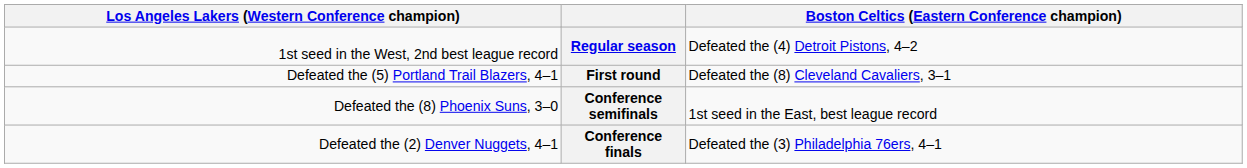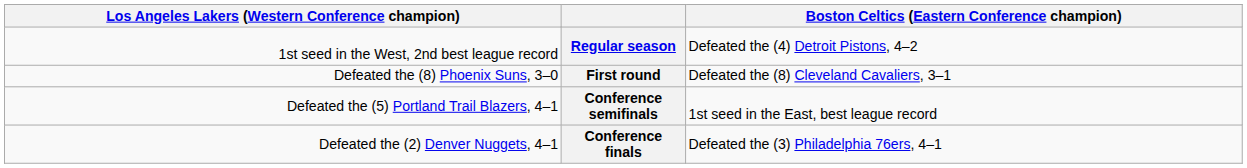(423, 76) Defeated the (5) Portland Trail Blazers, 4–1 -> (446, 76) Defeated the (8) Phoenix Suns, 3–0
(446, 106) Defeated the (8) Phoenix Suns, 3–0 -> (423, 106) Defeated the (5) Portland Trail Blazers, 4–1
